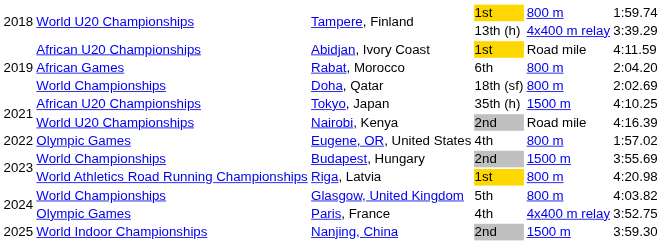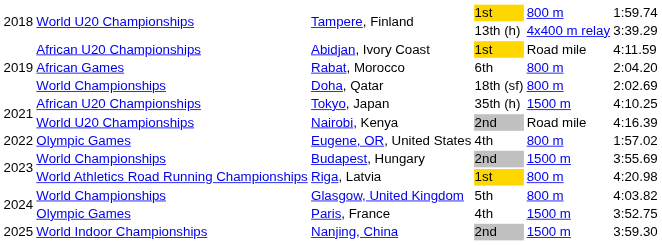(568, 213) 4x400 m relay -> (549, 213) 1500 m
